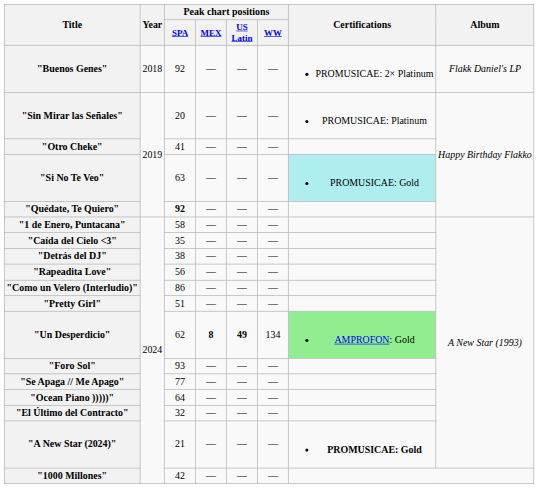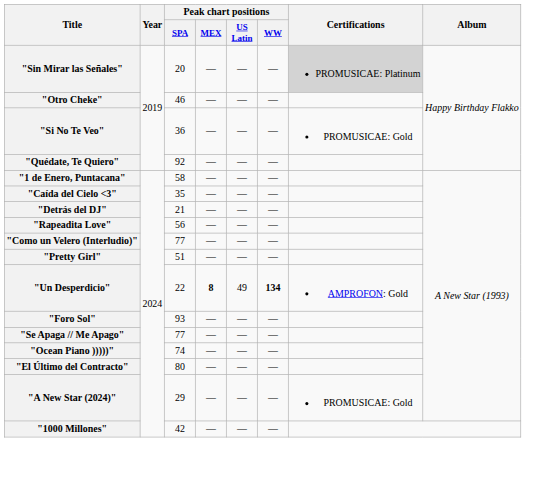- row: (72, 68)
(362, 121) no background -> (356, 74) lightgrey background
(180, 146) 41 -> (180, 100) 46
(180, 178) 63 -> (180, 131) 36
(362, 183) paleturquoise background -> (356, 137) no background
(180, 209) bold -> (180, 162) normal
(180, 256) 38 -> (180, 209) 21
(180, 287) 86 -> (180, 241) 77
(180, 334) 62 -> (180, 288) 22
(242, 334) bold -> (242, 288) normal
(273, 334) normal -> (273, 288) bold
(362, 340) lightgreen background -> (356, 294) no background
(180, 397) 64 -> (180, 350) 74
(180, 413) 32 -> (180, 366) 80
(180, 444) 21 -> (180, 397) 29
(362, 450) bold -> (356, 403) normal
